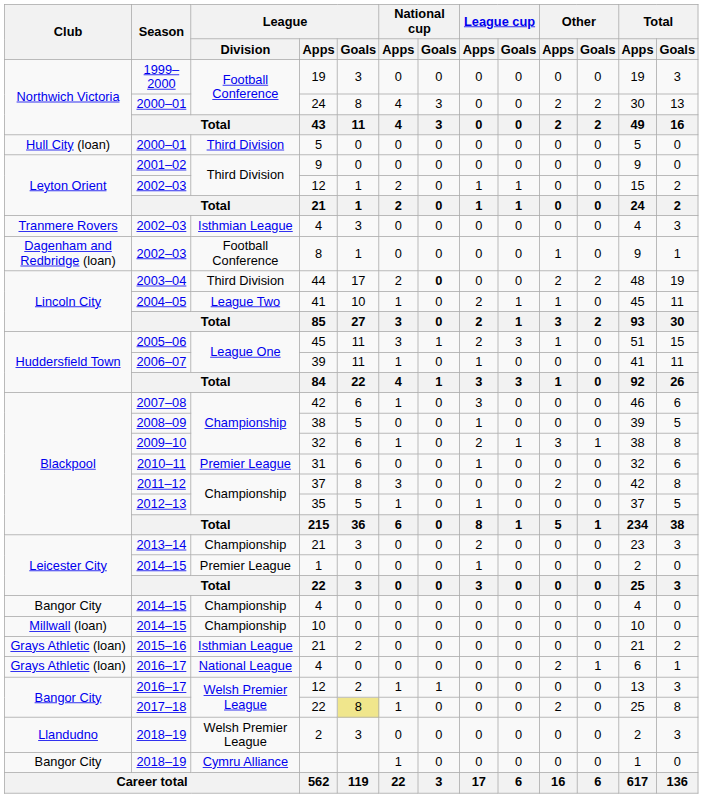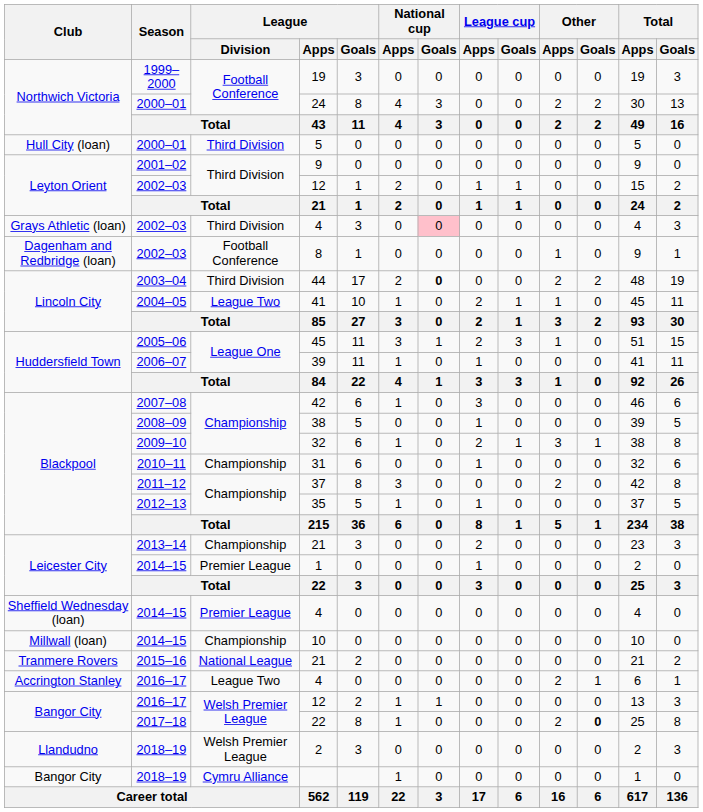(68, 226) Tranmere Rovers -> (68, 226) Grays Athletic (loan)
(245, 226) Isthmian League -> (245, 226) Third Division
(439, 226) no background -> (439, 226) pink background
(245, 463) Premier League -> (245, 463) Championship
(68, 605) Bangor City -> (68, 613) Sheffield Wednesday (loan)
(245, 605) Championship -> (245, 613) Premier League
(68, 646) Grays Athletic (loan) -> (68, 660) Tranmere Rovers
(245, 646) Isthmian League -> (245, 660) National League
(68, 666) Grays Athletic (loan) -> (68, 681) Accrington Stanley
(245, 666) National League -> (245, 681) League Two
(358, 707) khaki background -> (358, 721) no background
(598, 707) normal -> (598, 721) bold
